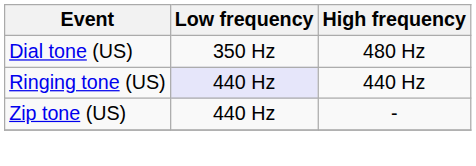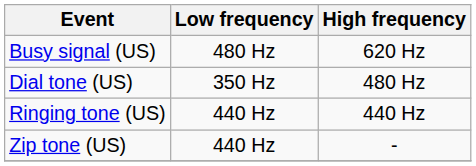+ row: (82, 51)
(244, 82) lavender background -> (244, 113) no background
